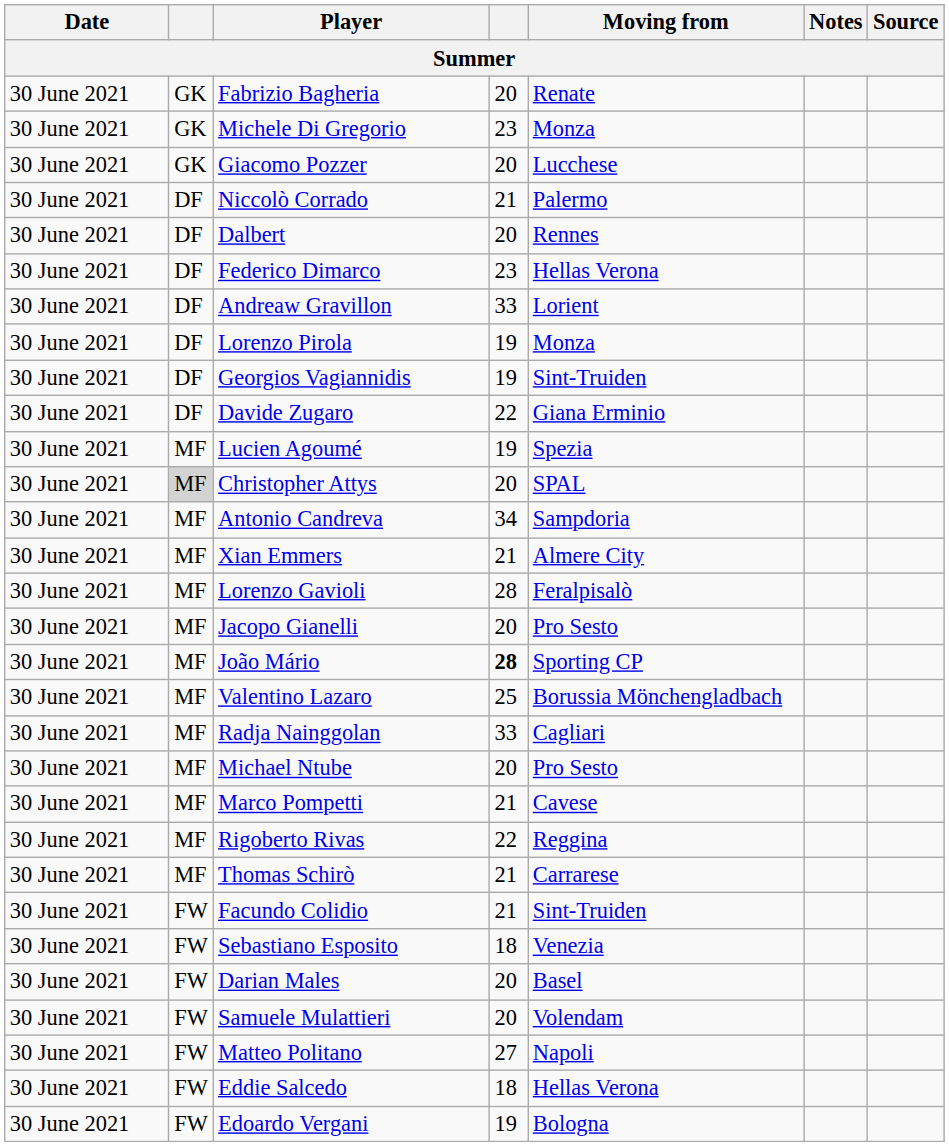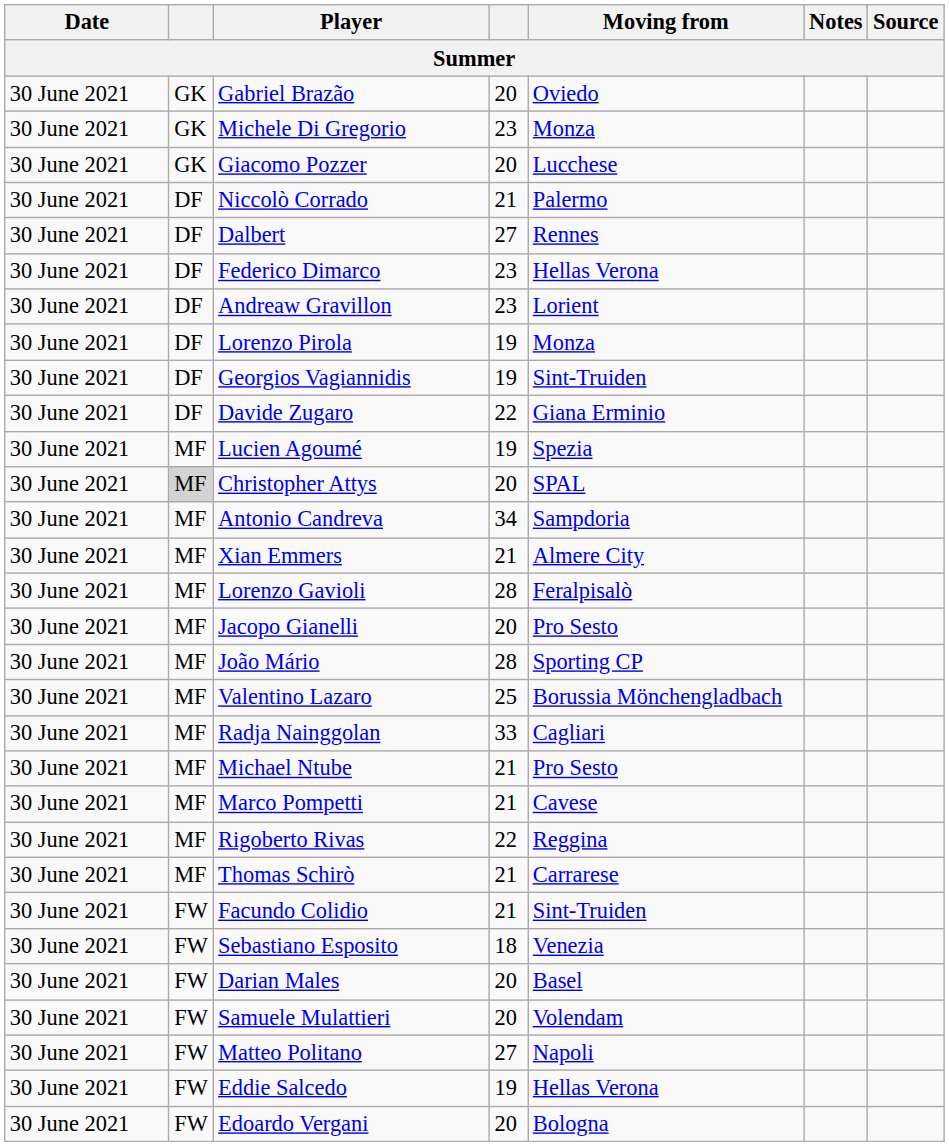- row: (299, 93)
+ row: (286, 93)
(506, 235) 20 -> (506, 235) 27
(506, 306) 33 -> (506, 306) 23
(506, 661) bold -> (506, 661) normal
(506, 768) 20 -> (506, 768) 21
(506, 1088) 18 -> (506, 1088) 19
(506, 1123) 19 -> (506, 1123) 20
